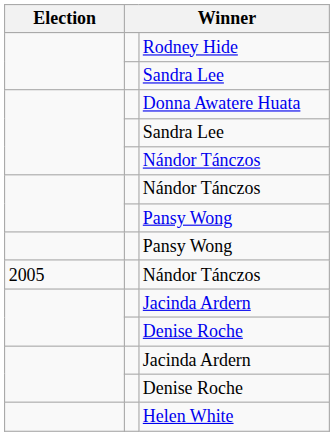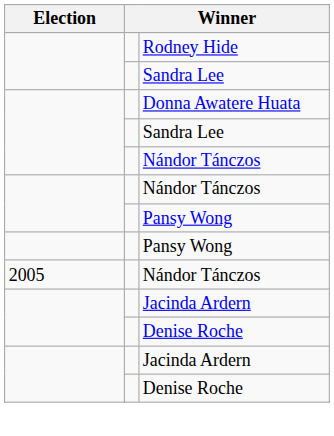- row: (65, 417)
